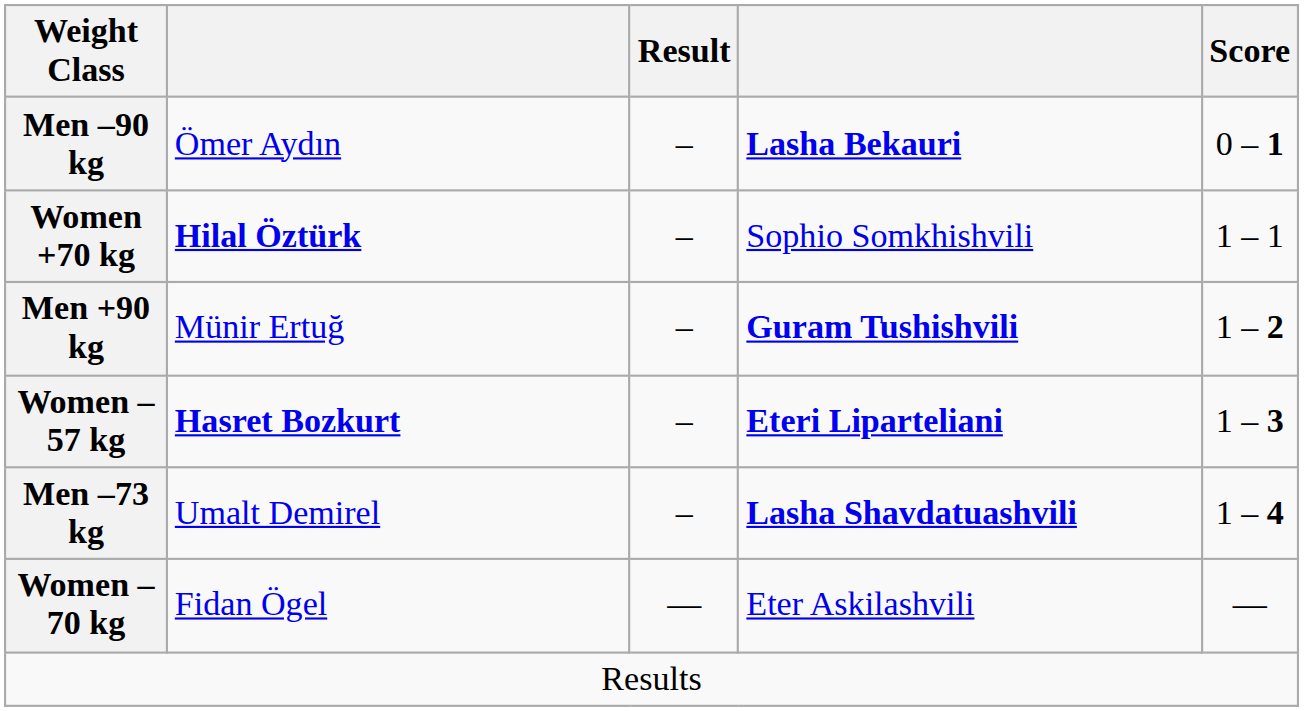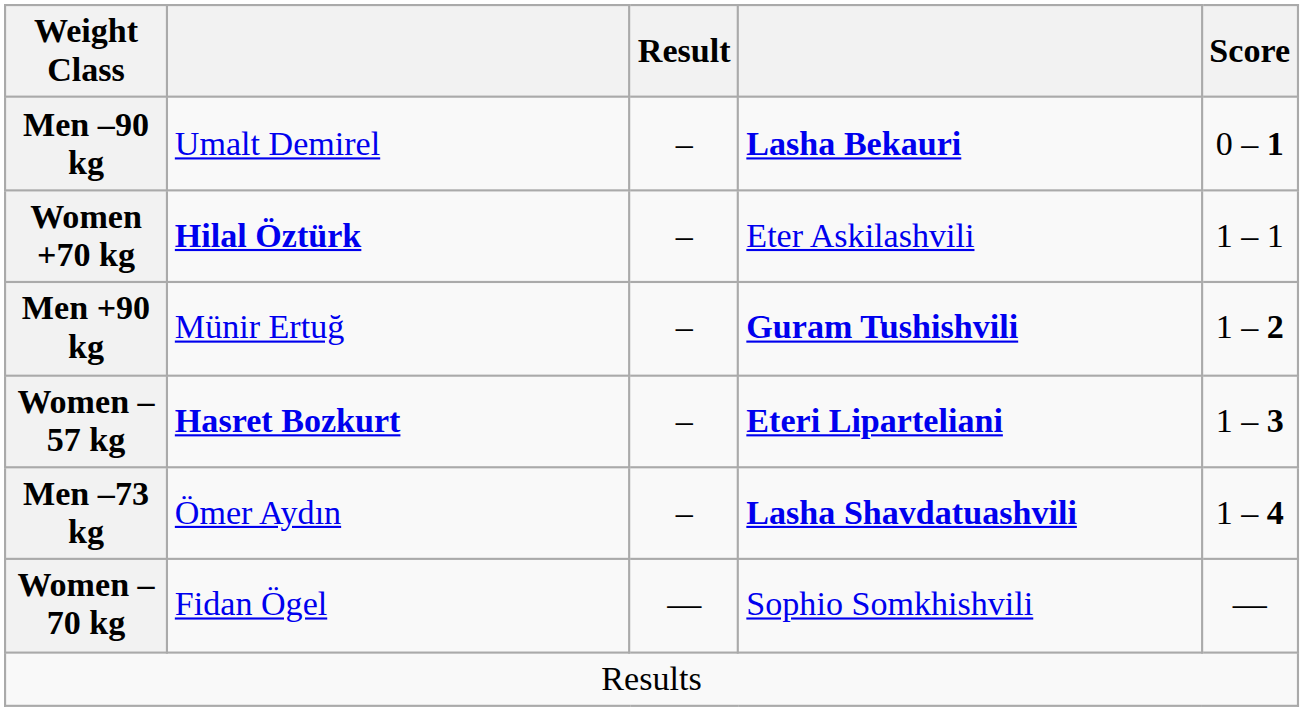(258, 143) Ömer Aydın -> (278, 143) Umalt Demirel
(890, 235) Sophio Somkhishvili -> (860, 235) Eter Askilashvili
(278, 512) Umalt Demirel -> (258, 512) Ömer Aydın
(860, 605) Eter Askilashvili -> (890, 605) Sophio Somkhishvili
